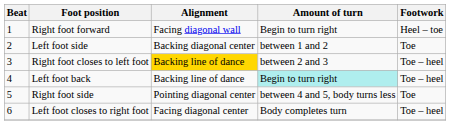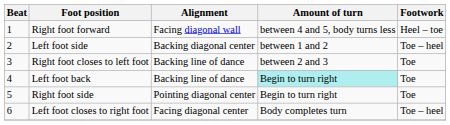(299, 29) Begin to turn right -> (328, 29) between 4 and 5, body turns less
(408, 45) Toe -> (422, 45) Toe – heel
(199, 62) gold background -> (199, 62) no background
(422, 62) Toe – heel -> (408, 62) Toe
(422, 78) Toe – heel -> (408, 78) Toe
(328, 95) between 4 and 5, body turns less -> (299, 95) Begin to turn right
